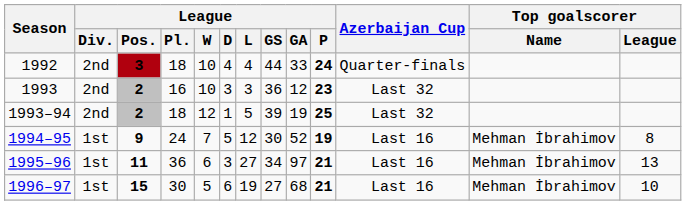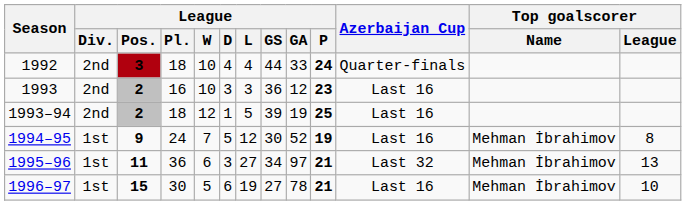(402, 90) Last 32 -> (402, 90) Last 16
(402, 114) Last 32 -> (402, 114) Last 16
(402, 163) Last 16 -> (402, 163) Last 32
(298, 187) 68 -> (298, 187) 78
